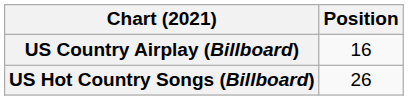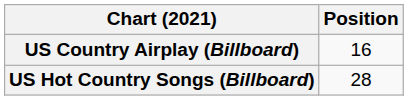(361, 79) 26 -> (361, 79) 28
